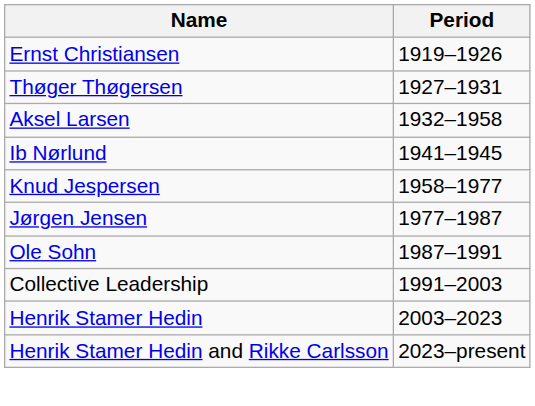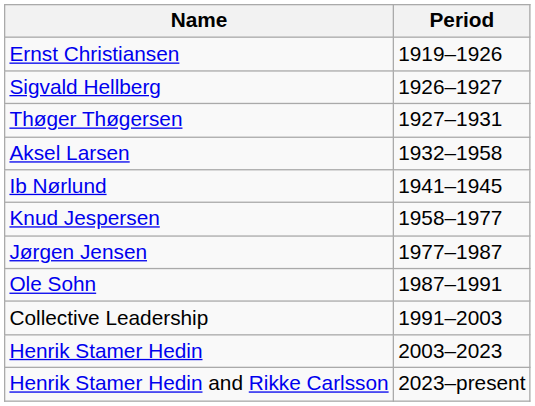+ row: (85, 86)
